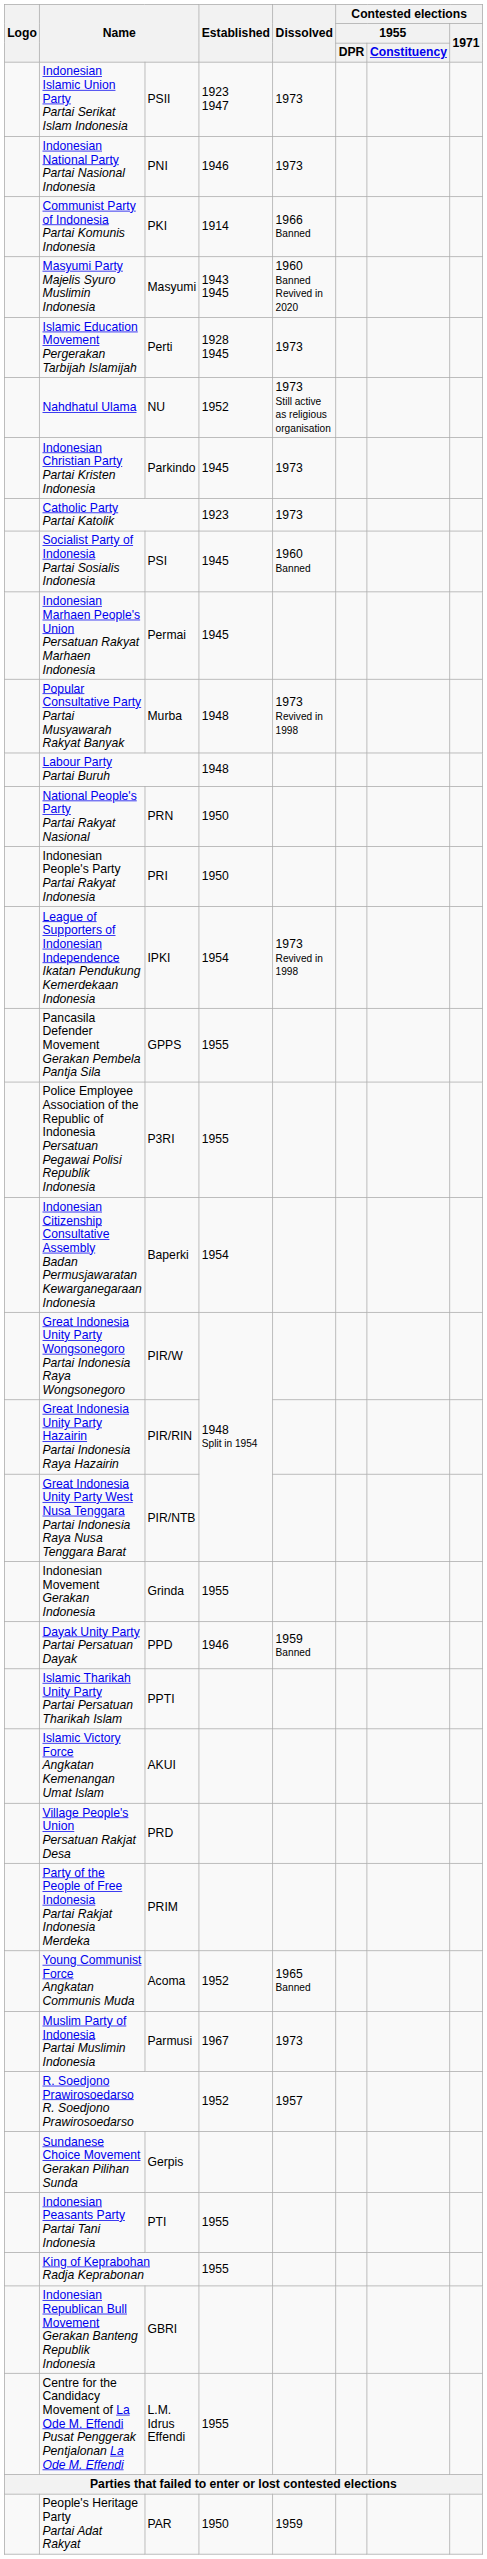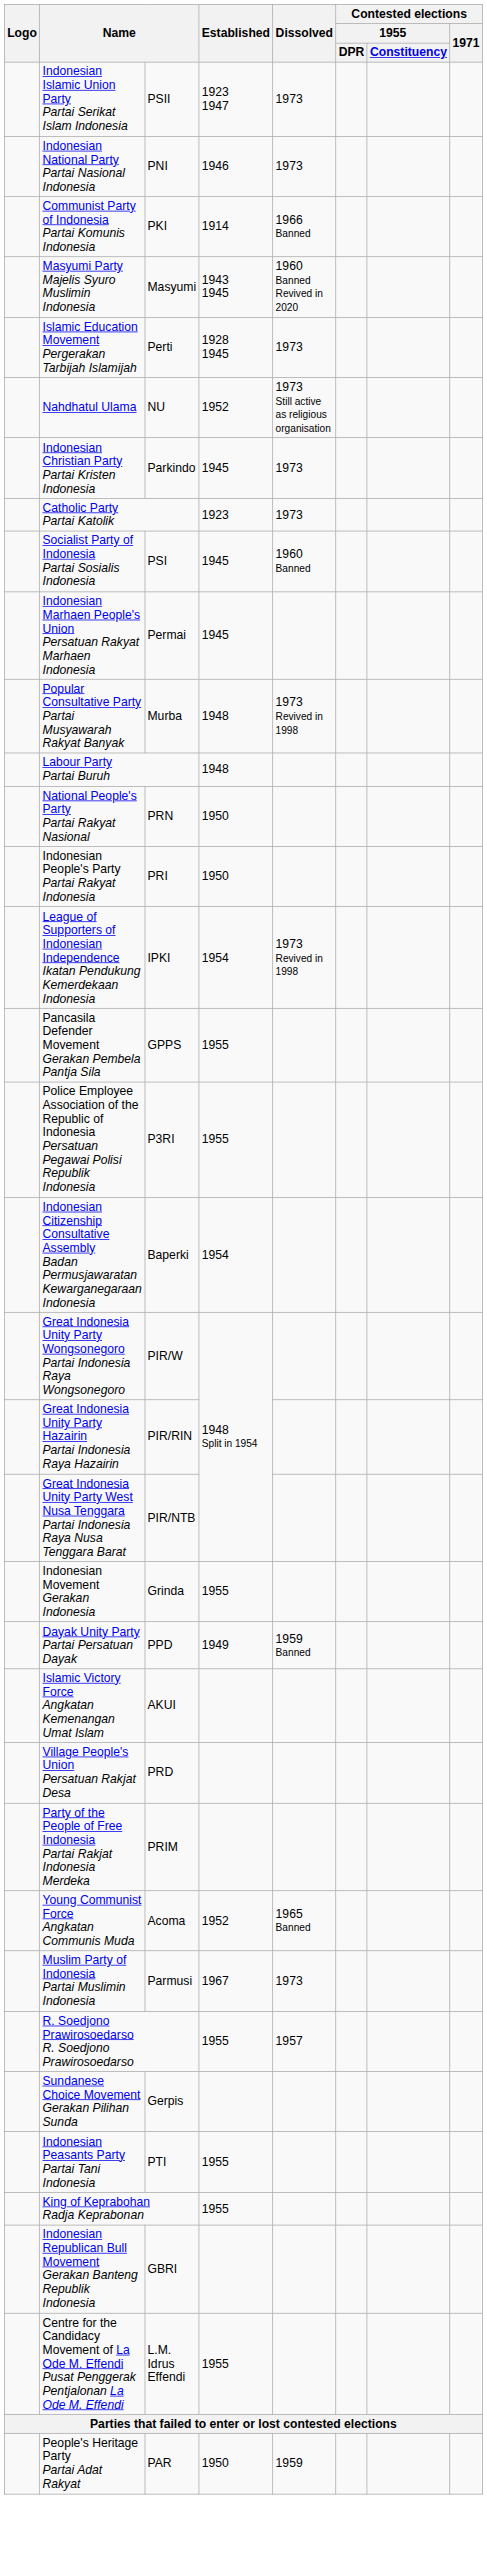(215, 1645) 1946 -> (215, 1645) 1949
- row: (88, 1698)
(215, 2101) 1952 -> (215, 2041) 1955
